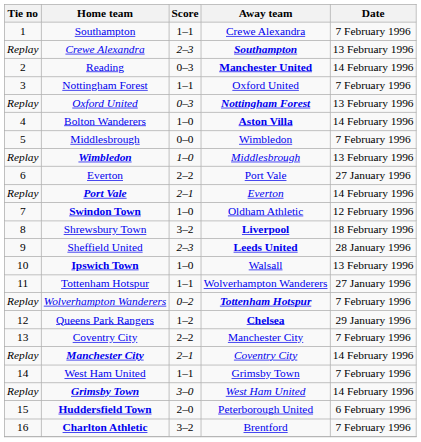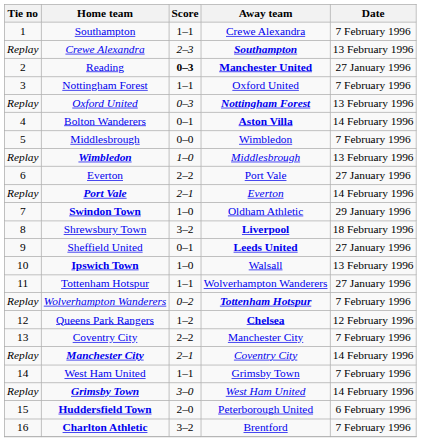(185, 67) normal -> (185, 67) bold
(373, 67) 14 February 1996 -> (373, 67) 27 January 1996
(185, 121) 1–0 -> (185, 121) 0–1
(373, 211) 12 February 1996 -> (373, 211) 29 January 1996
(185, 247) 2–3 -> (185, 247) 0–1
(373, 247) 28 January 1996 -> (373, 247) 27 January 1996
(373, 319) 29 January 1996 -> (373, 319) 12 February 1996
